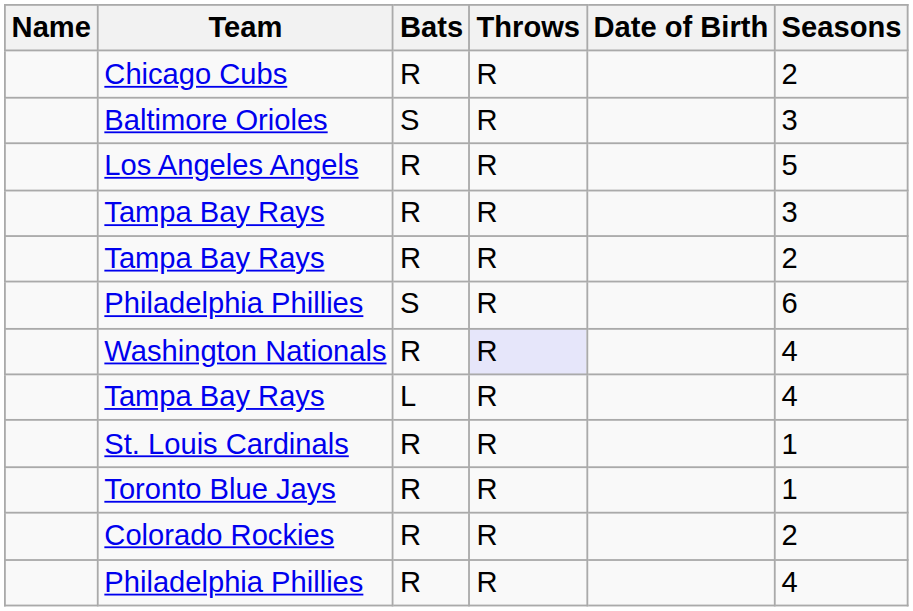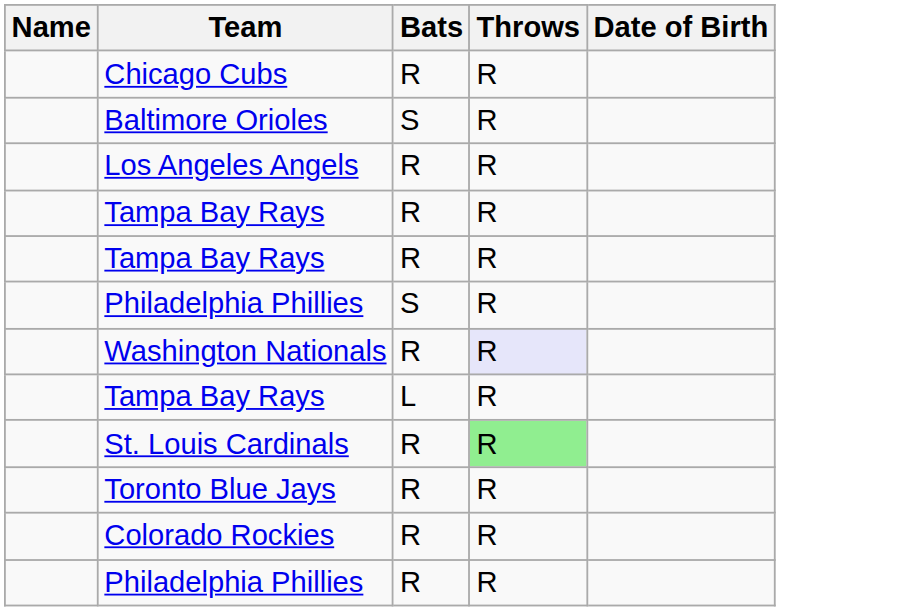- column: (842, 27)
(487, 443) no background -> (487, 443) lightgreen background
